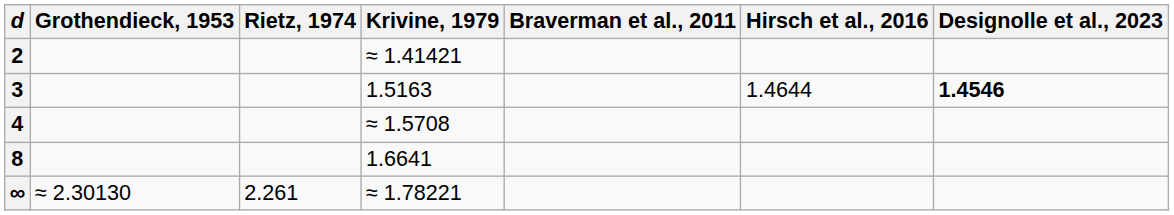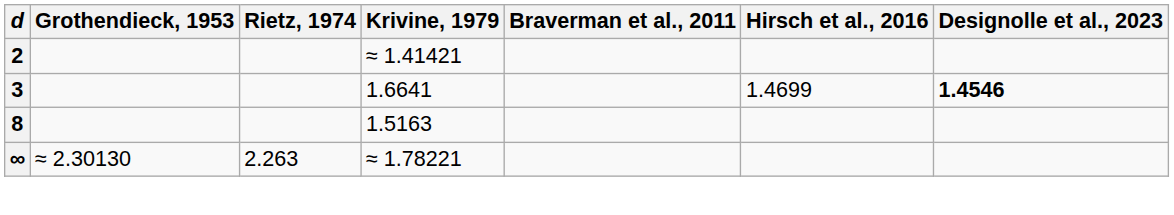(399, 90) 1.5163 -> (399, 90) 1.6641
(779, 90) 1.4644 -> (779, 90) 1.4699
- row: (17, 124)
(399, 158) 1.6641 -> (399, 124) 1.5163
(271, 192) 2.261 -> (271, 158) 2.263
